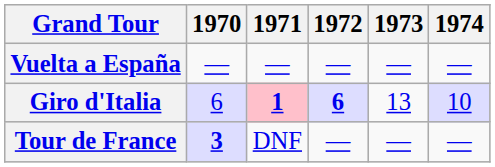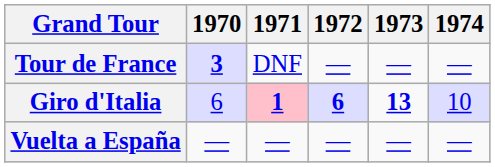rows swapped: (96, 63) <-> (96, 141)
(399, 102) normal -> (399, 102) bold
